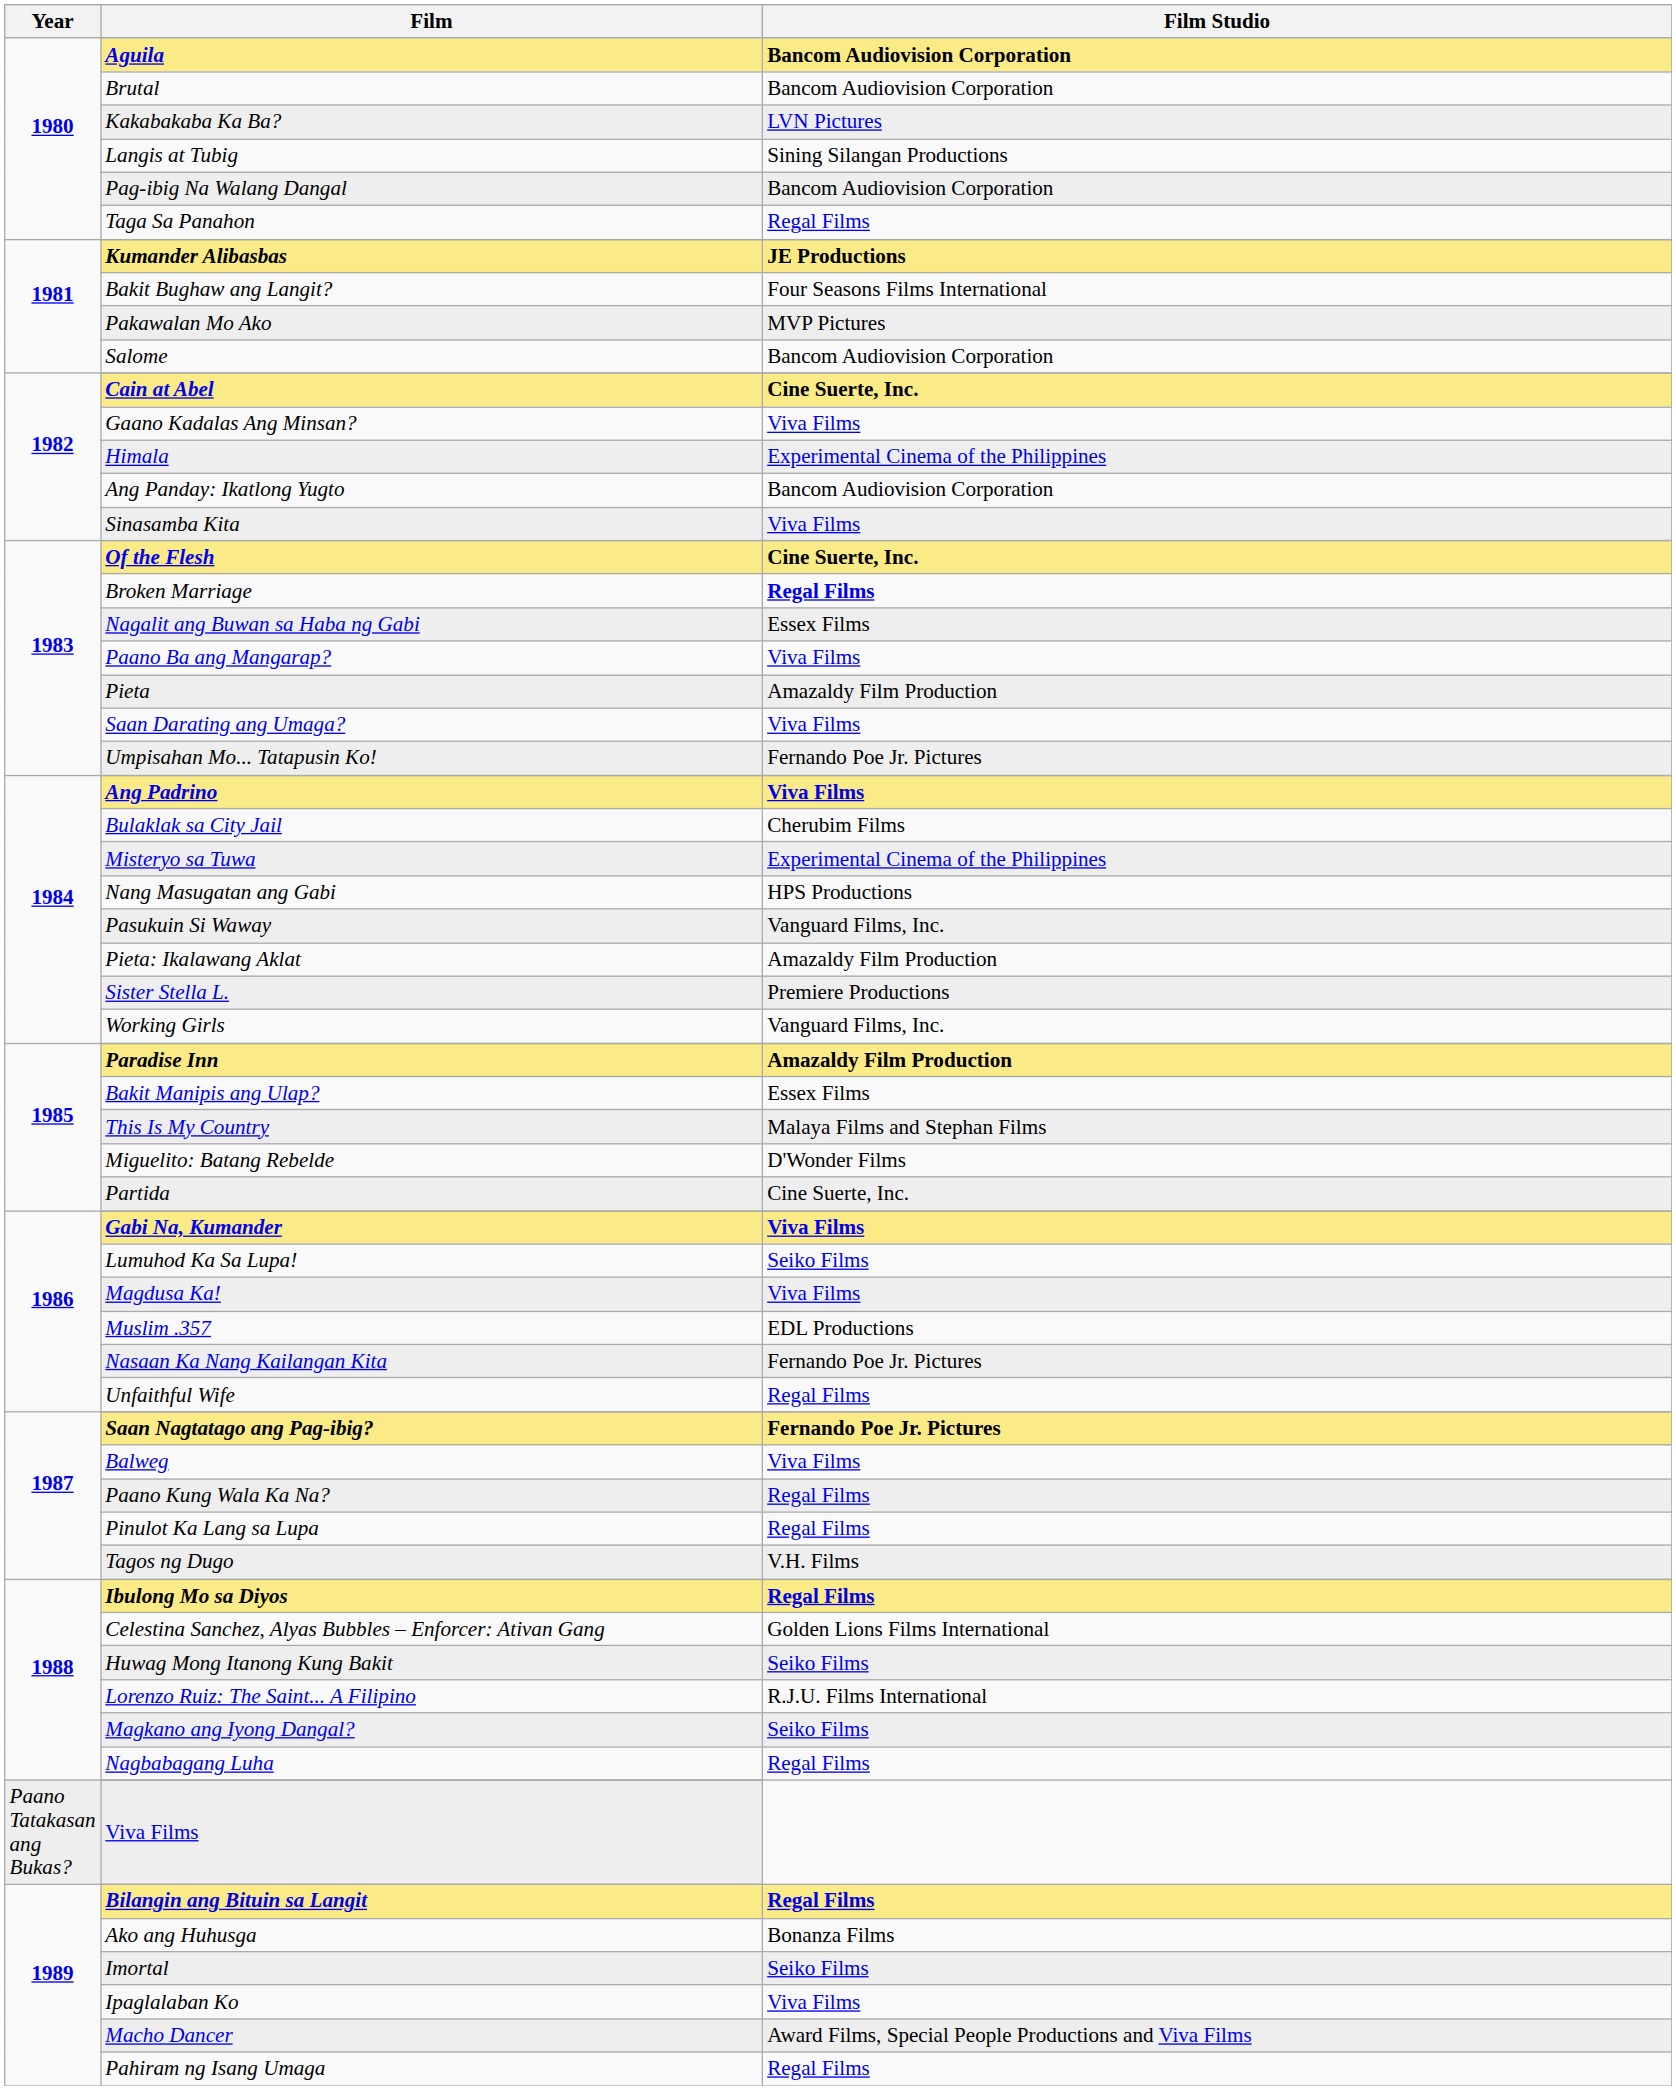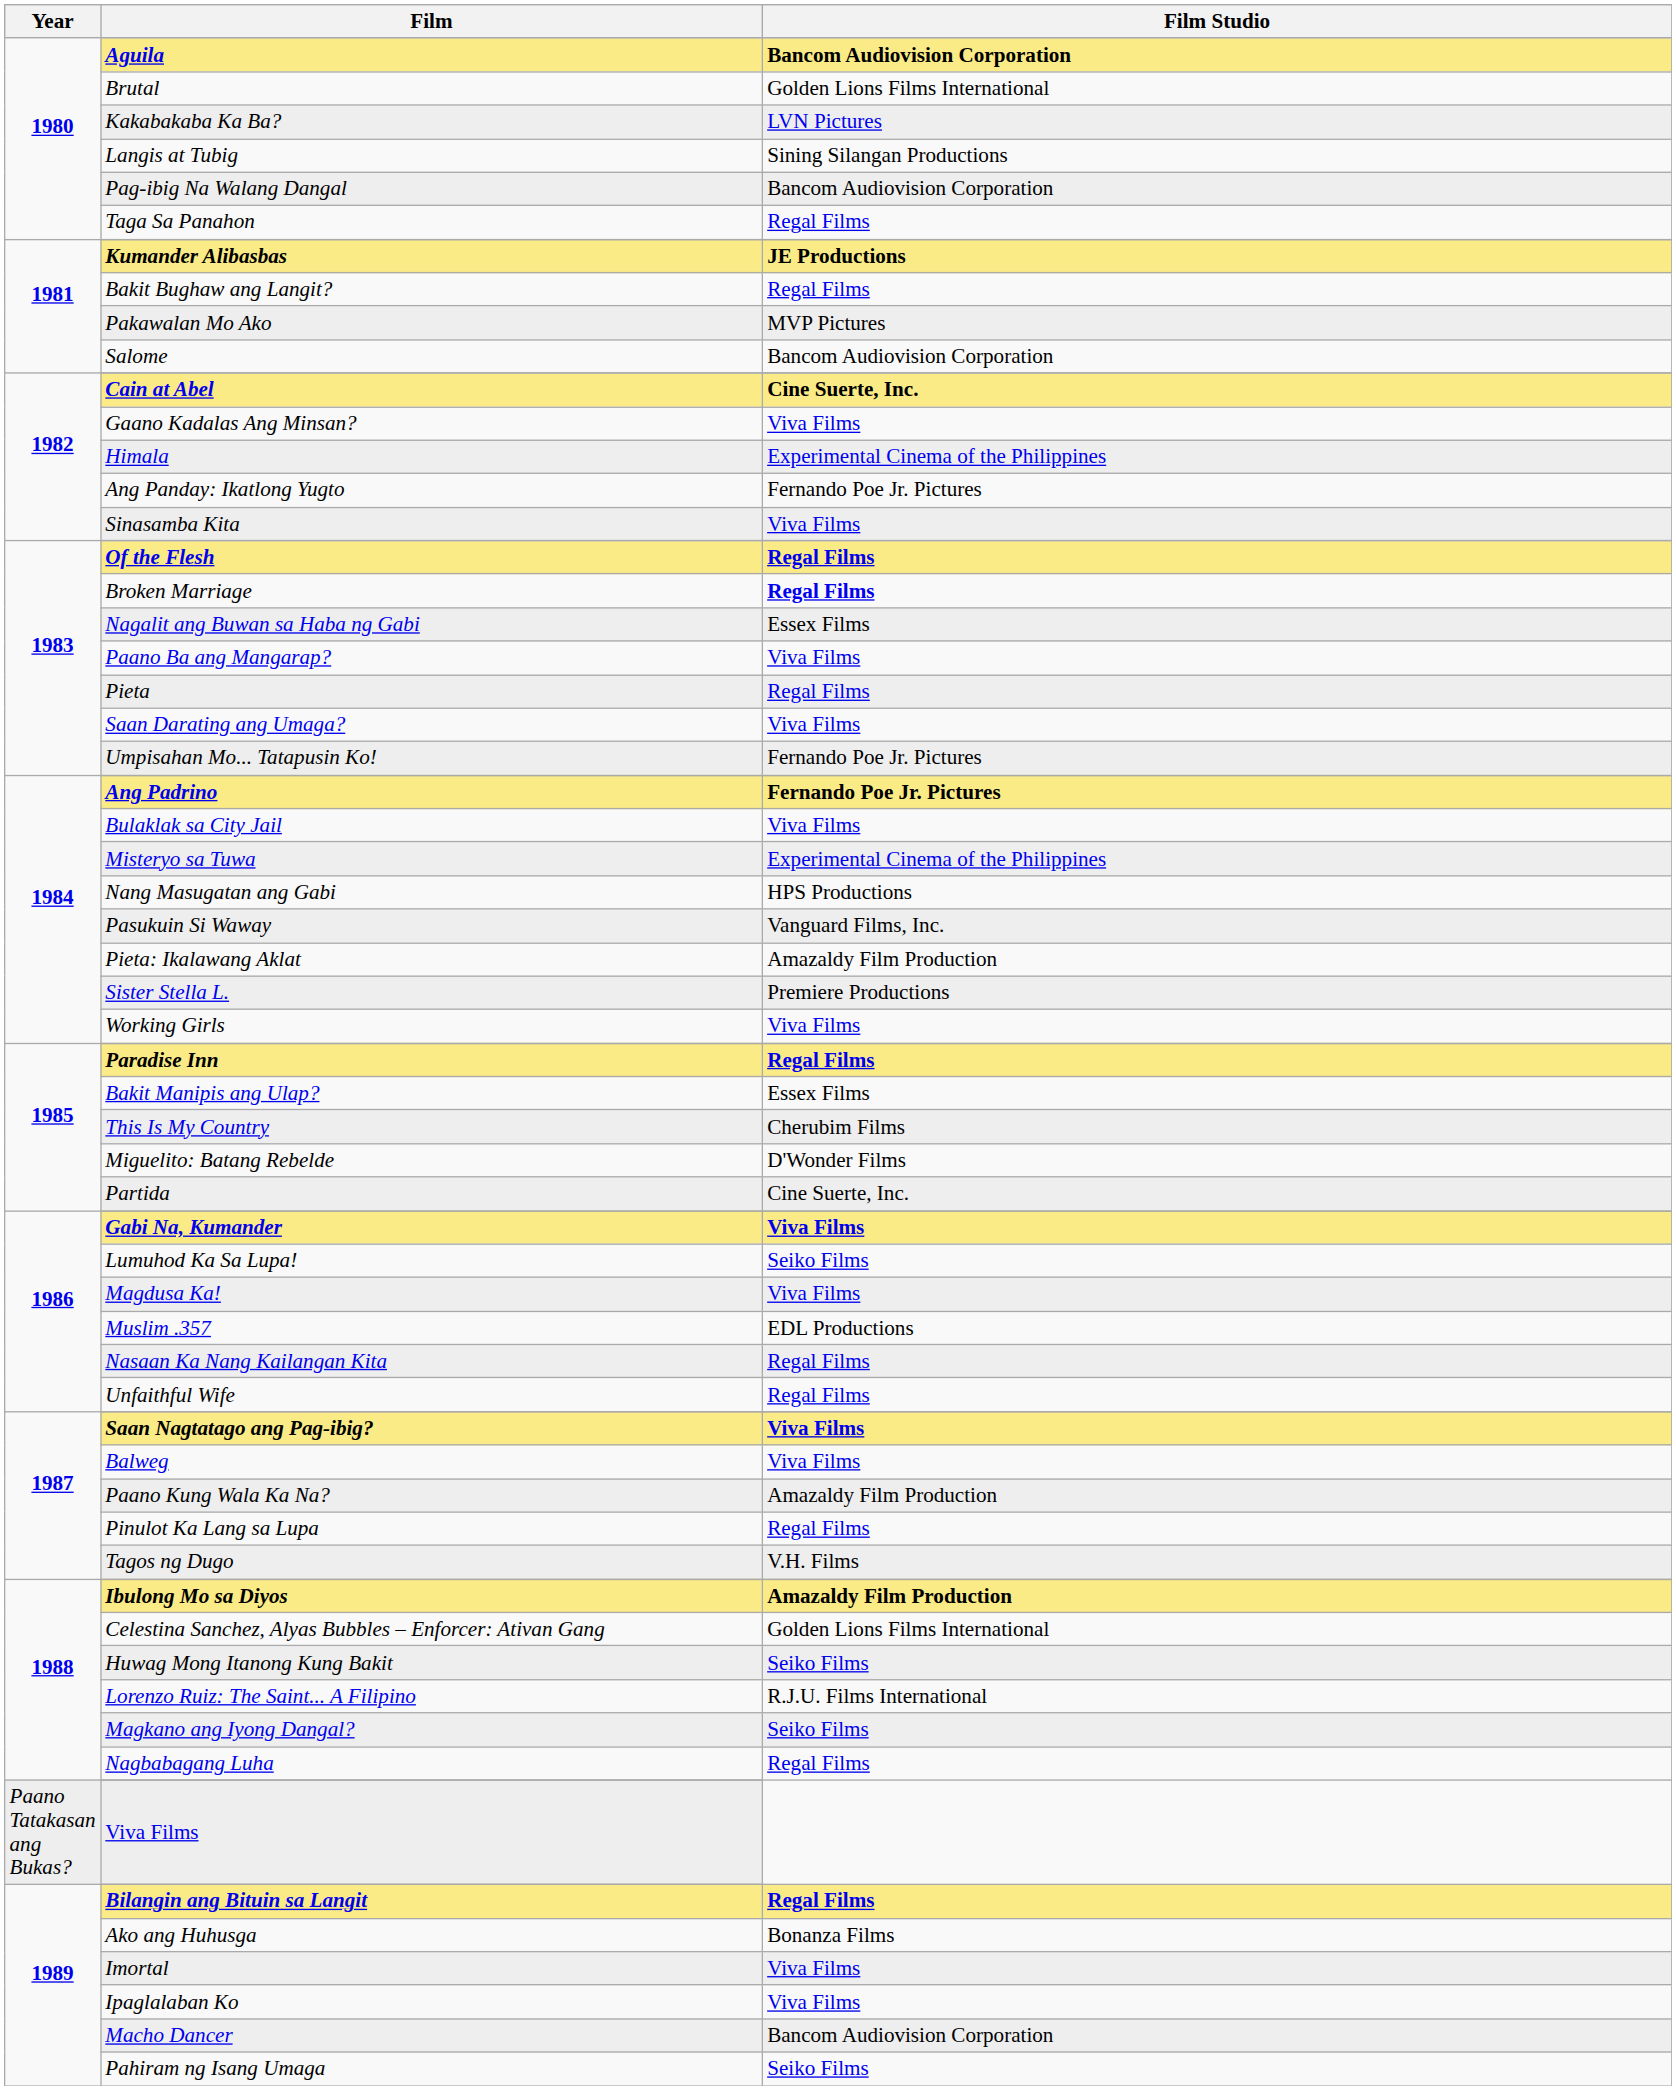(910, 88) Bancom Audiovision Corporation -> (908, 88) Golden Lions Films International
(907, 289) Four Seasons Films International -> (818, 289) Regal Films
(910, 490) Bancom Audiovision Corporation -> (874, 490) Fernando Poe Jr. Pictures
(843, 557) Cine Suerte, Inc. -> (821, 557) Regal Films
(882, 691) Amazaldy Film Production -> (818, 691) Regal Films
(816, 791) Viva Films -> (884, 791) Fernando Poe Jr. Pictures
(836, 825) Cherubim Films -> (814, 825) Viva Films
(856, 1026) Vanguard Films, Inc. -> (814, 1026) Viva Films
(890, 1059) Amazaldy Film Production -> (821, 1059) Regal Films
(907, 1126) Malaya Films and Stephan Films -> (836, 1126) Cherubim Films
(874, 1361) Fernando Poe Jr. Pictures -> (818, 1361) Regal Films
(884, 1428) Fernando Poe Jr. Pictures -> (816, 1428) Viva Films
(818, 1495) Regal Films -> (882, 1495) Amazaldy Film Production
(821, 1595) Regal Films -> (890, 1595) Amazaldy Film Production
(818, 1968) Seiko Films -> (814, 1968) Viva Films
(1009, 2035) Award Films, Special People Productions and Viva Films -> (910, 2035) Bancom Audiovision Corporation
(818, 2068) Regal Films -> (818, 2068) Seiko Films
